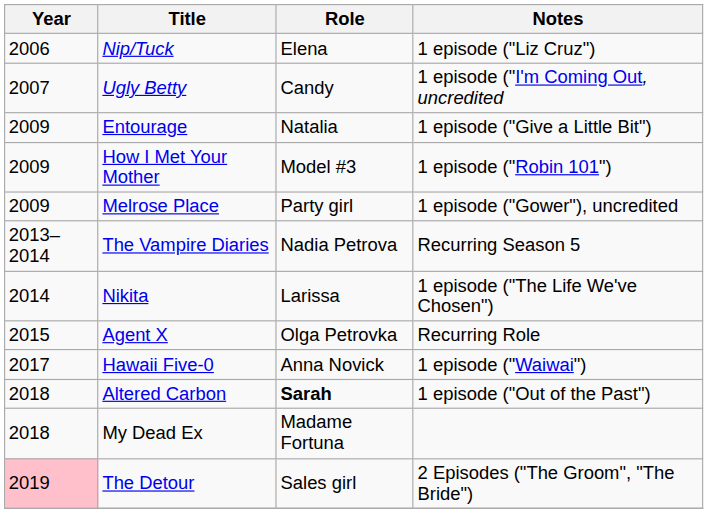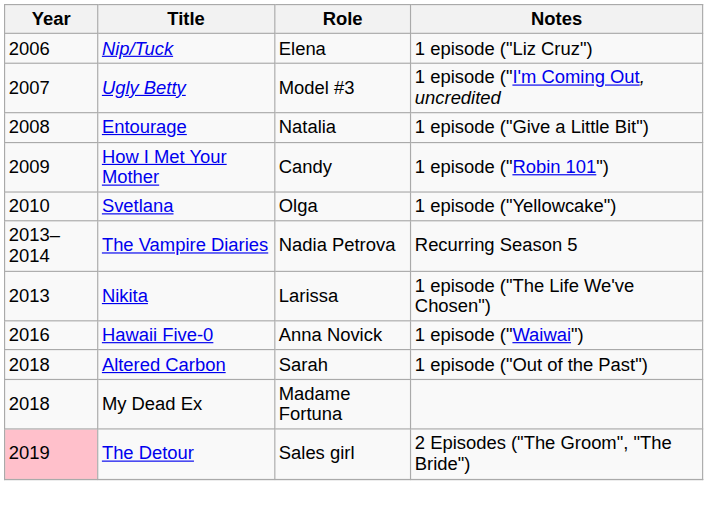(307, 87) Candy -> (317, 87) Model #3
(29, 127) 2009 -> (29, 127) 2008
(318, 166) Model #3 -> (305, 166) Candy
- row: (161, 206)
+ row: (138, 206)
(29, 295) 2014 -> (29, 295) 2013
- row: (135, 335)
(29, 364) 2017 -> (29, 335) 2016
(306, 393) bold -> (303, 364) normal
